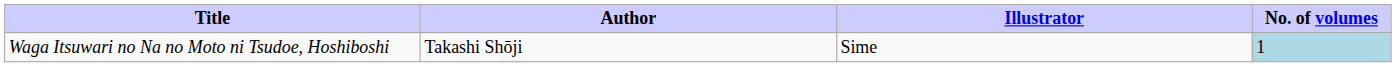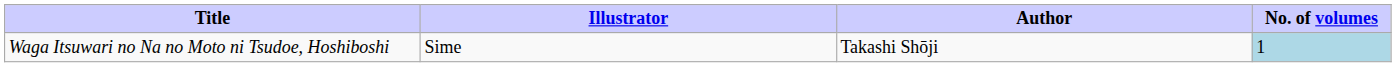columns swapped: (628, 18) <-> (1044, 18)
